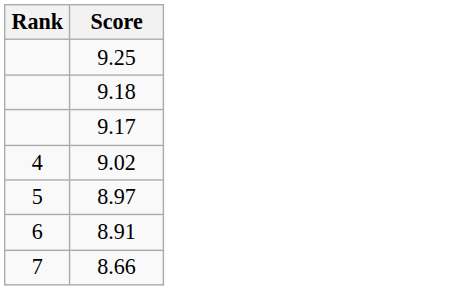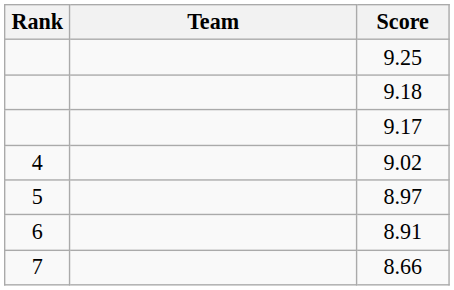+ column: (213, 22)
